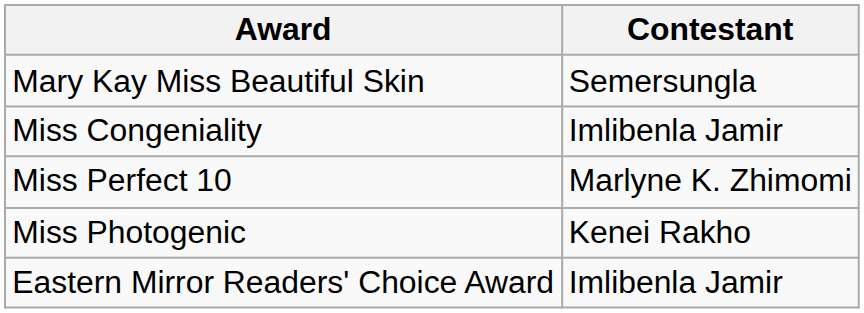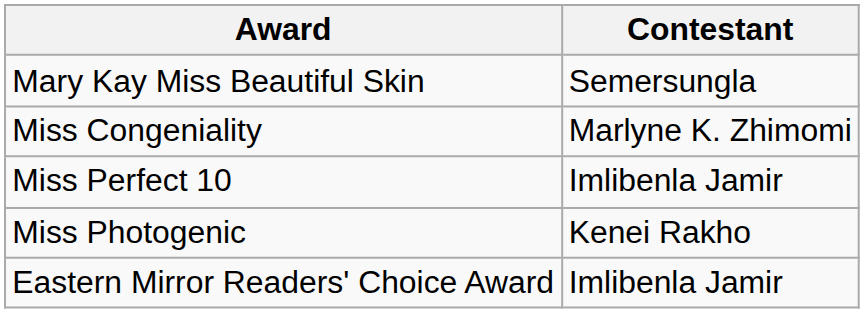(676, 130) Imlibenla Jamir -> (710, 130) Marlyne K. Zhimomi
(710, 181) Marlyne K. Zhimomi -> (676, 181) Imlibenla Jamir
